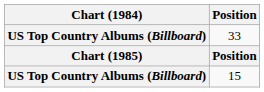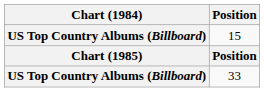rows swapped: (234, 35) <-> (234, 76)
